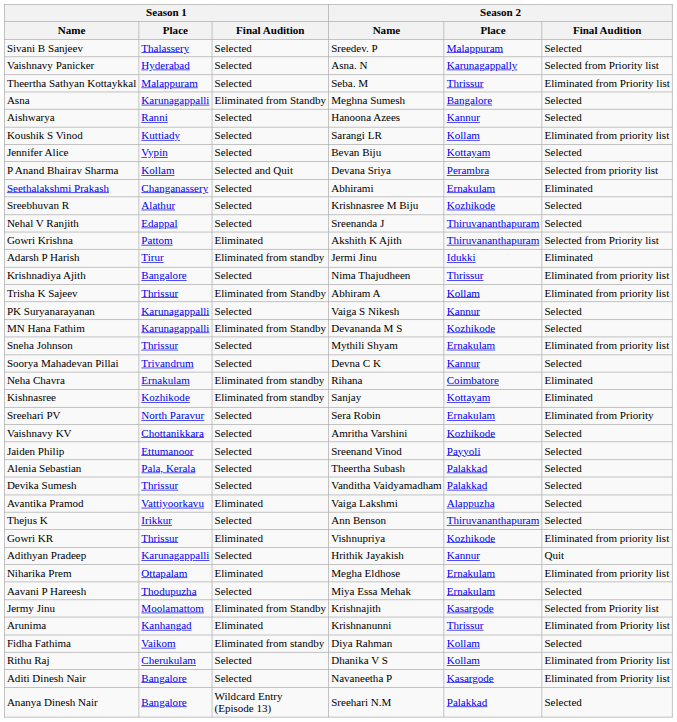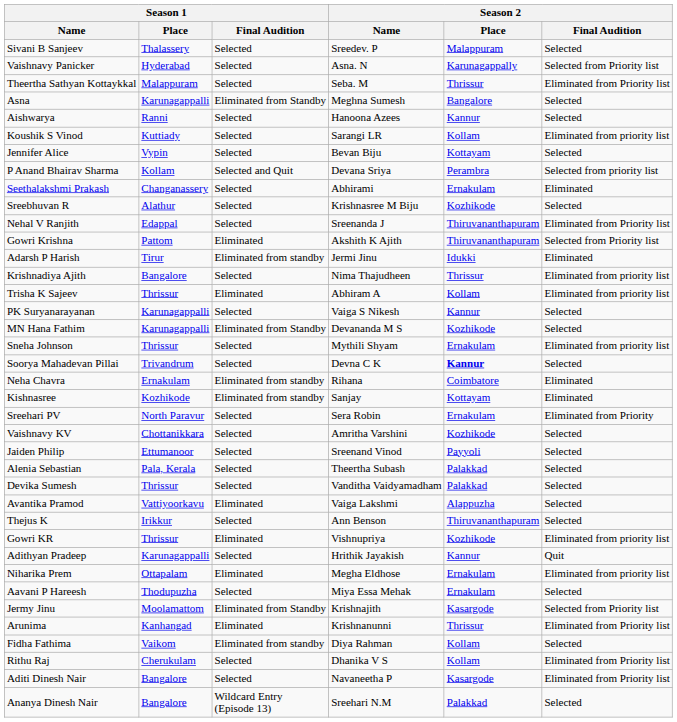(563, 223) Selected -> (607, 223) Eliminated from Priority list
(270, 293) Eliminated from Standby -> (239, 293) Eliminated
(463, 363) normal -> (465, 363) bold
